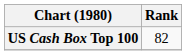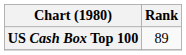(162, 38) 82 -> (162, 38) 89
